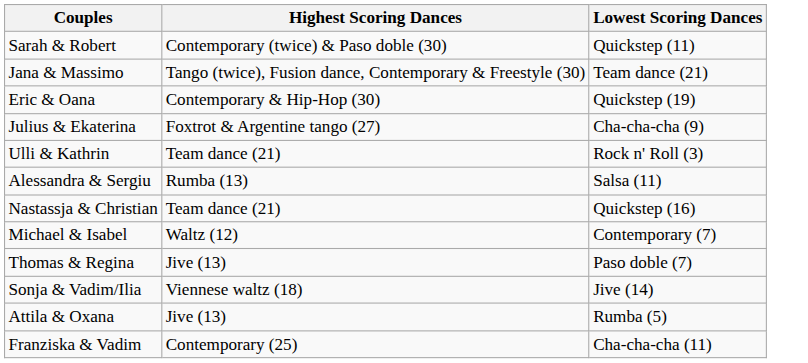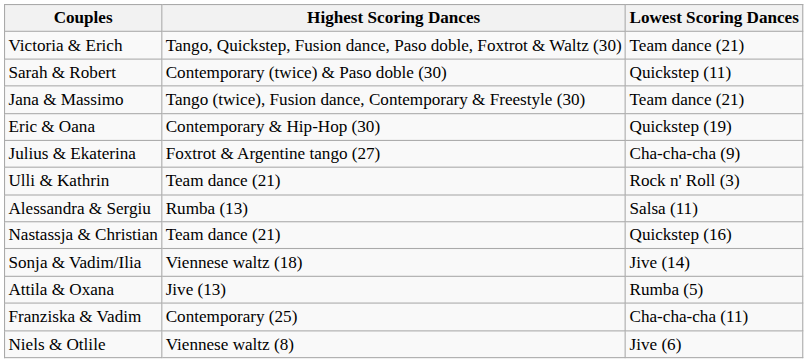+ row: (65, 45)
- row: (68, 235)
- row: (71, 262)
+ row: (57, 343)
